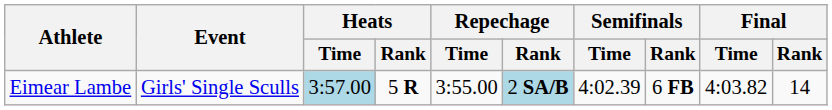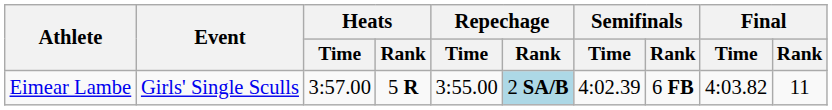(340, 87) lightblue background -> (340, 87) no background
(800, 87) 14 -> (800, 87) 11
